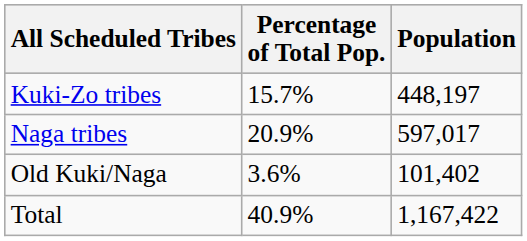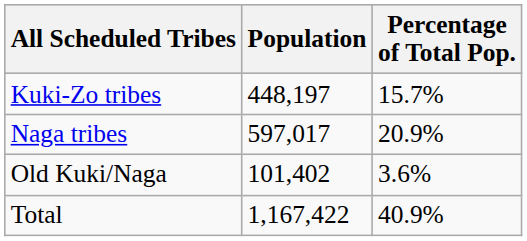columns swapped: (457, 38) <-> (317, 38)
